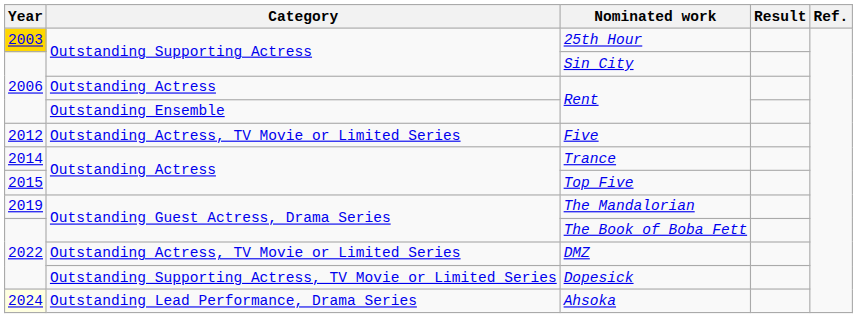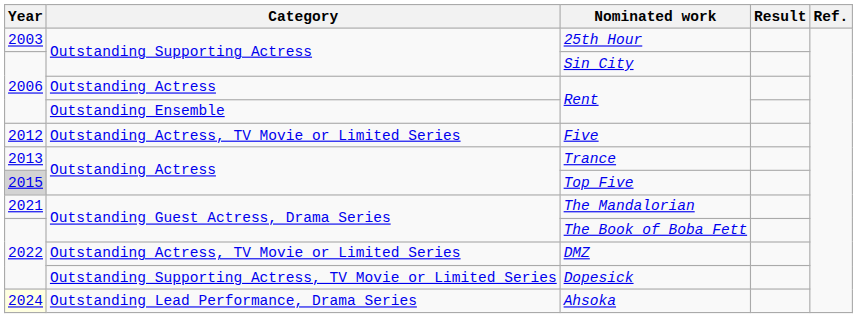(26, 40) gold background -> (26, 40) no background
(26, 159) 2014 -> (26, 159) 2013
(26, 183) no background -> (26, 183) lightgrey background
(26, 206) 2019 -> (26, 206) 2021
